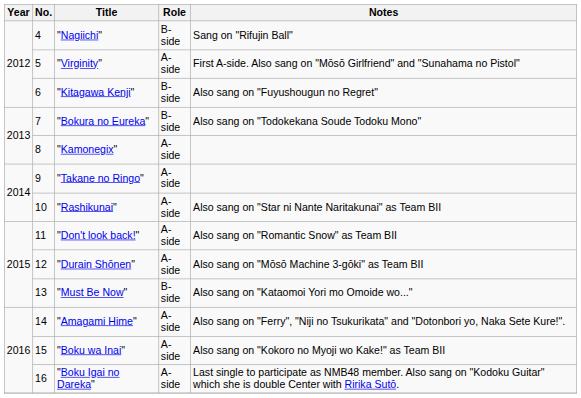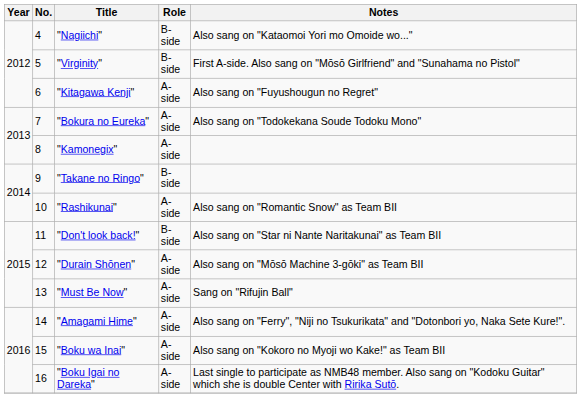(243, 35) Sang on "Rifujin Ball" -> (303, 35) Also sang on "Kataomoi Yori mo Omoide wo..."
(171, 64) A-side -> (171, 64) B-side
(171, 92) B-side -> (171, 92) A-side
(171, 121) B-side -> (171, 121) A-side
(171, 178) A-side -> (171, 178) B-side
(317, 207) Also sang on "Star ni Nante Naritakunai" as Team BII -> (295, 207) Also sang on "Romantic Snow" as Team BII
(171, 235) A-side -> (171, 235) B-side
(295, 235) Also sang on "Romantic Snow" as Team BII -> (317, 235) Also sang on "Star ni Nante Naritakunai" as Team BII
(171, 293) B-side -> (171, 293) A-side
(303, 293) Also sang on "Kataomoi Yori mo Omoide wo..." -> (243, 293) Sang on "Rifujin Ball"
